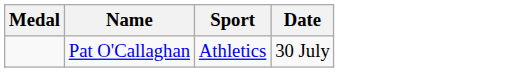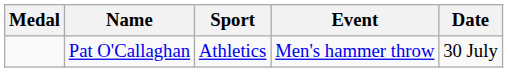+ column: (355, 20)
